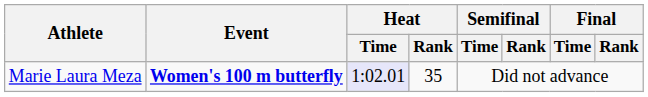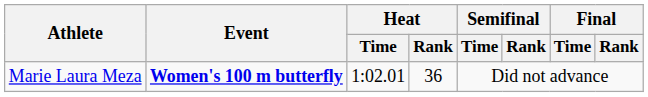(378, 76) lavender background -> (378, 76) no background
(433, 76) 35 -> (433, 76) 36
